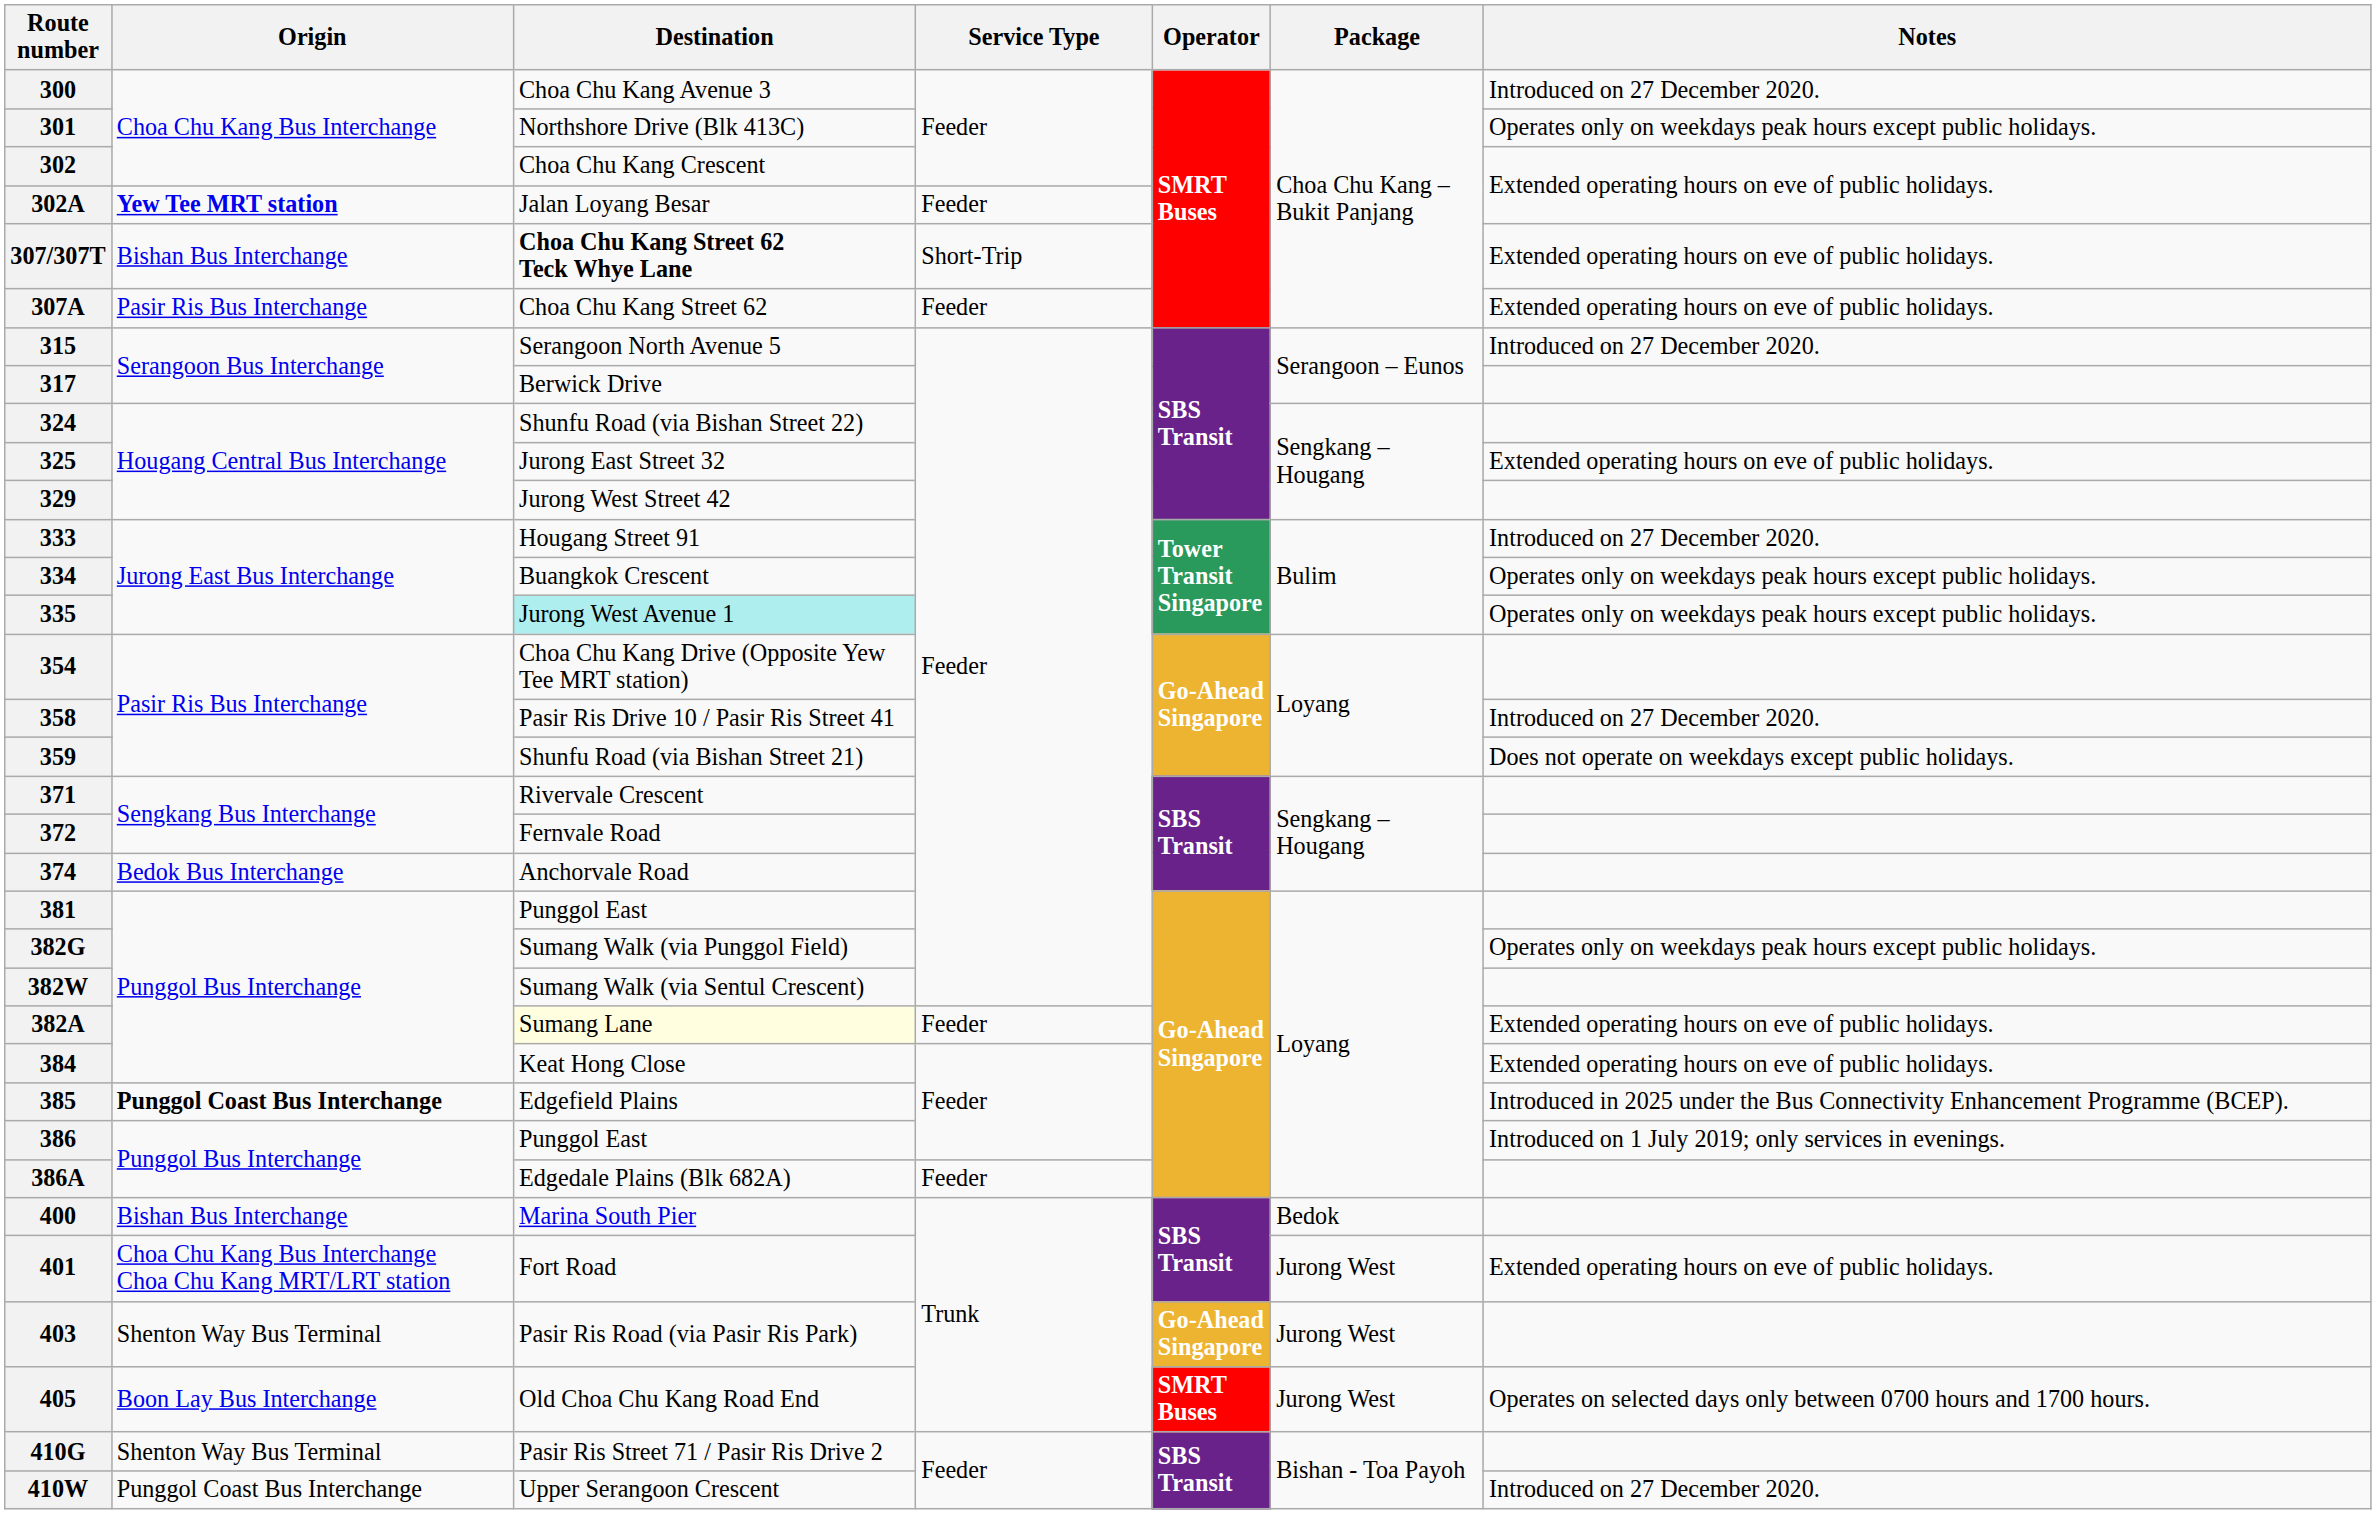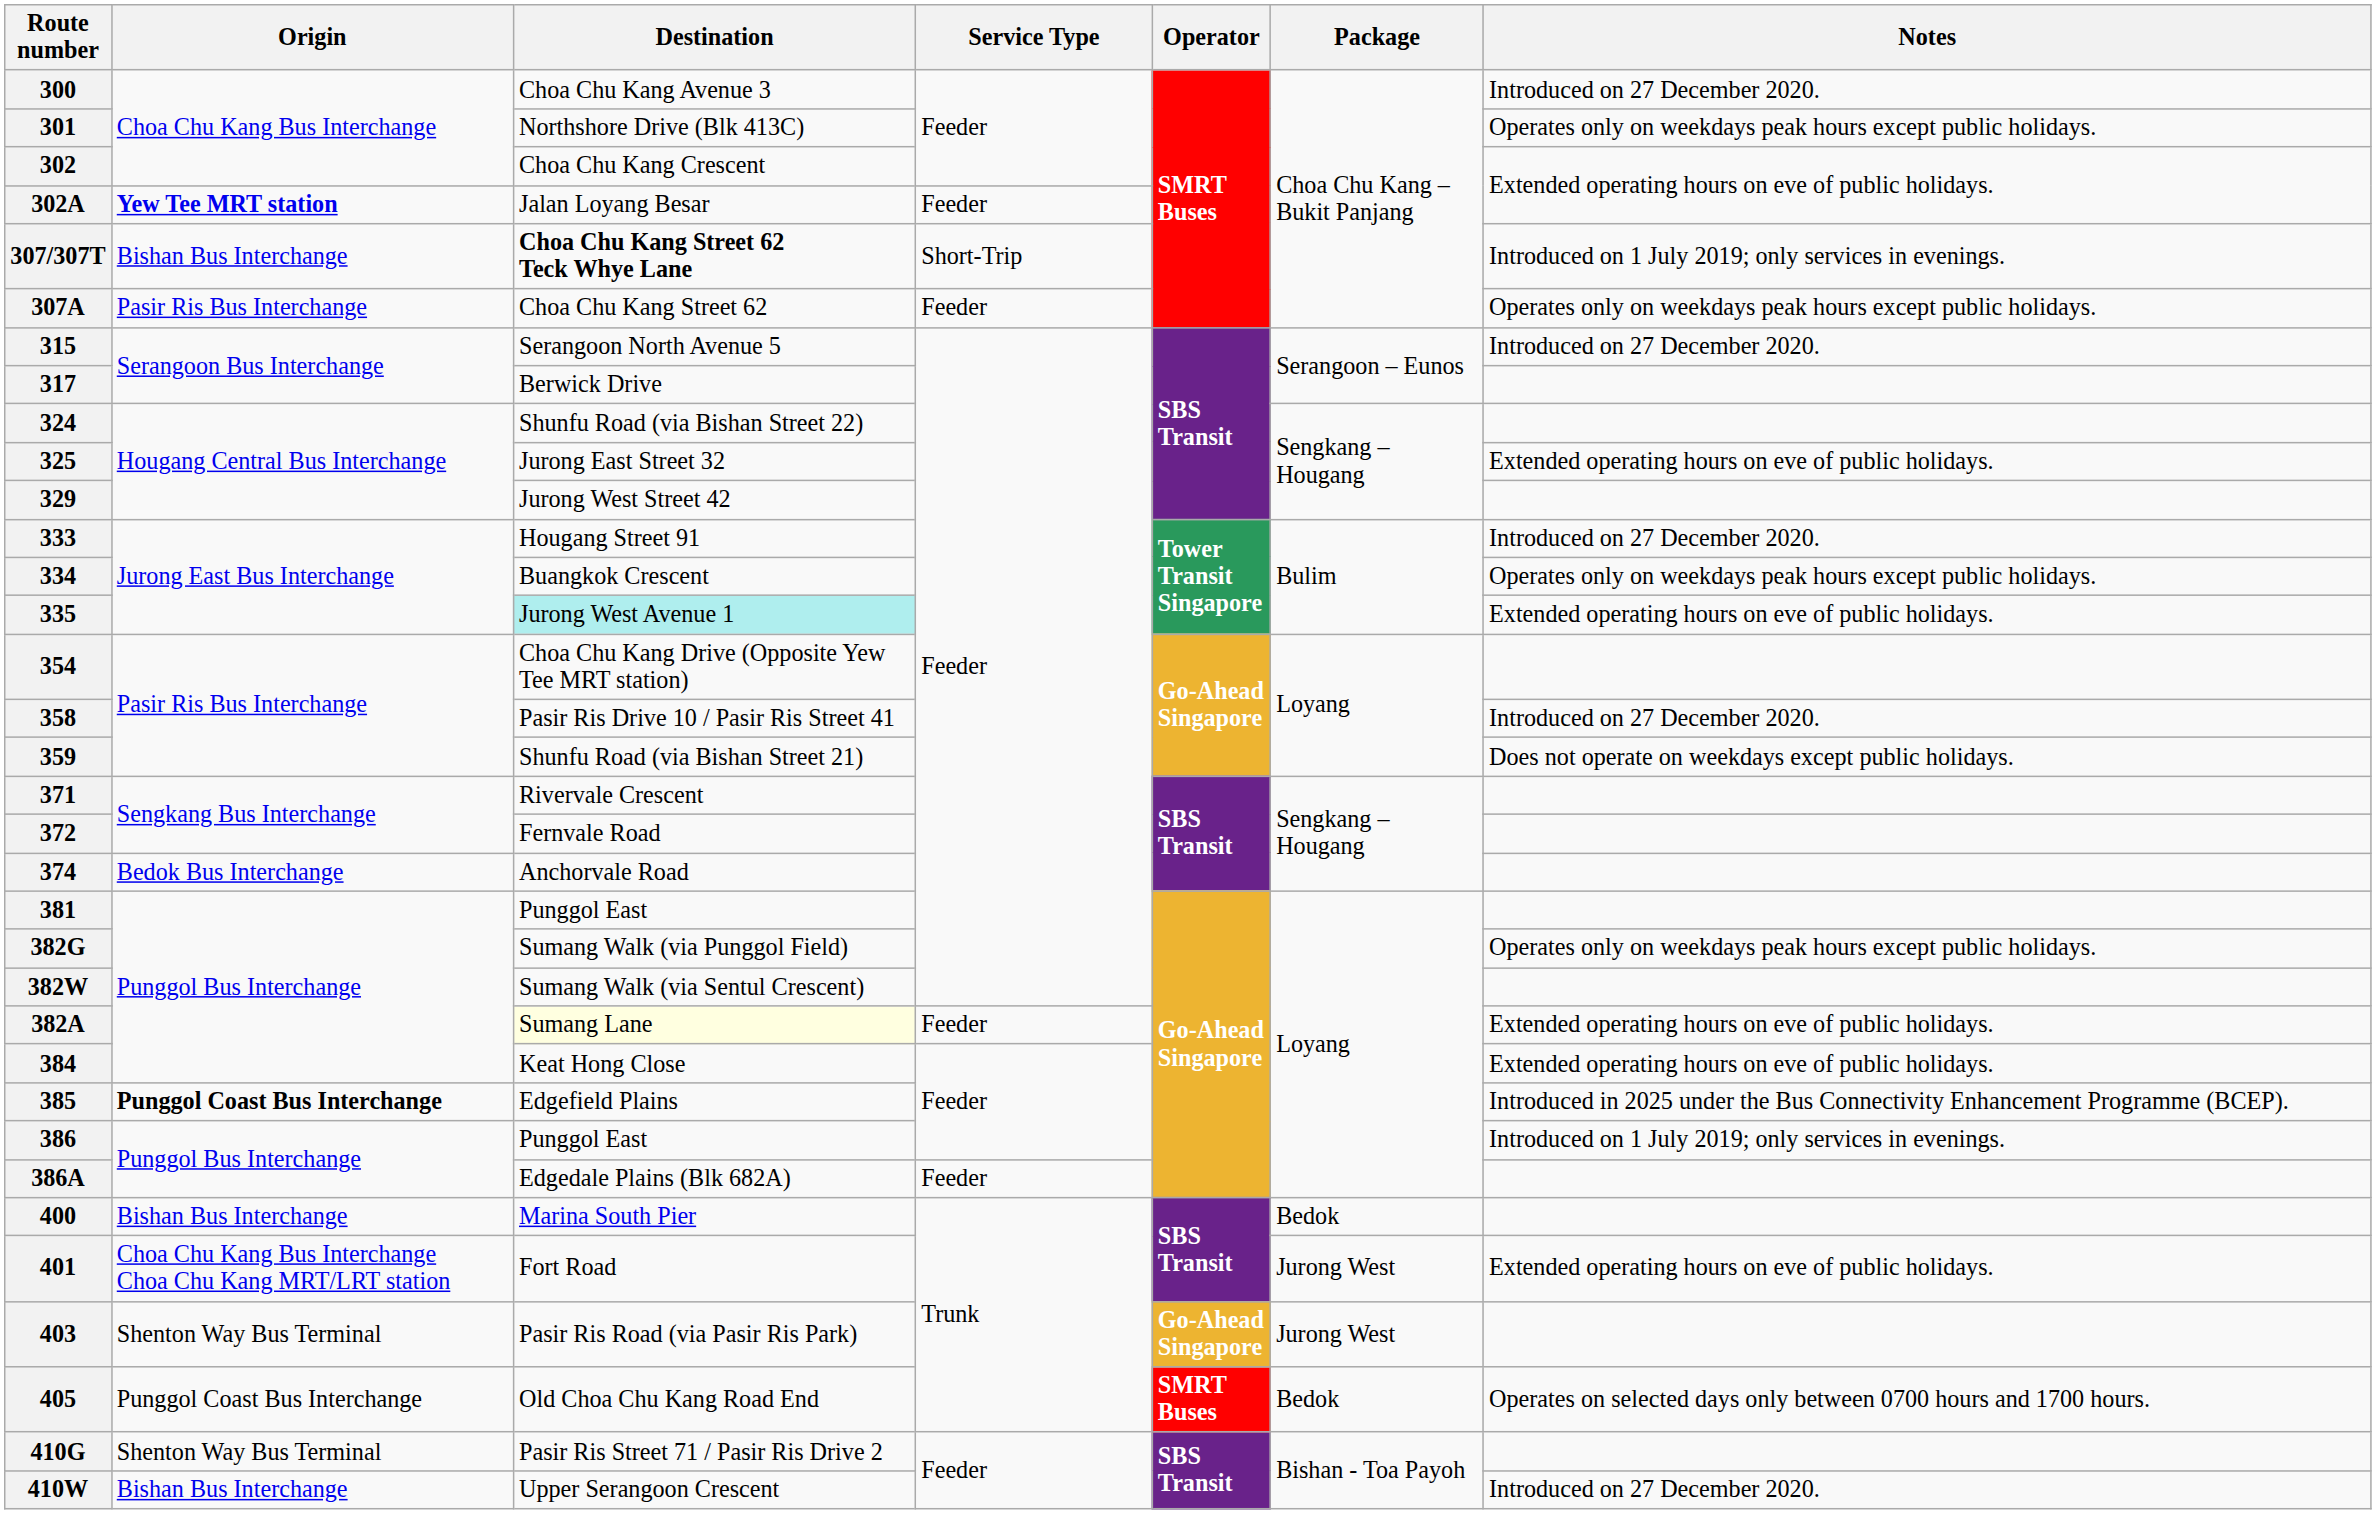(1741, 256) Extended operating hours on eve of public holidays. -> (1747, 256) Introduced on 1 July 2019; only services in evenings.
(1741, 307) Extended operating hours on eve of public holidays. -> (1793, 307) Operates only on weekdays peak hours except public holidays.
(1793, 614) Operates only on weekdays peak hours except public holidays. -> (1741, 614) Extended operating hours on eve of public holidays.
(247, 1399) Boon Lay Bus Interchange -> (269, 1399) Punggol Coast Bus Interchange
(1336, 1399) Jurong West -> (1308, 1399) Bedok
(269, 1489) Punggol Coast Bus Interchange -> (232, 1489) Bishan Bus Interchange
